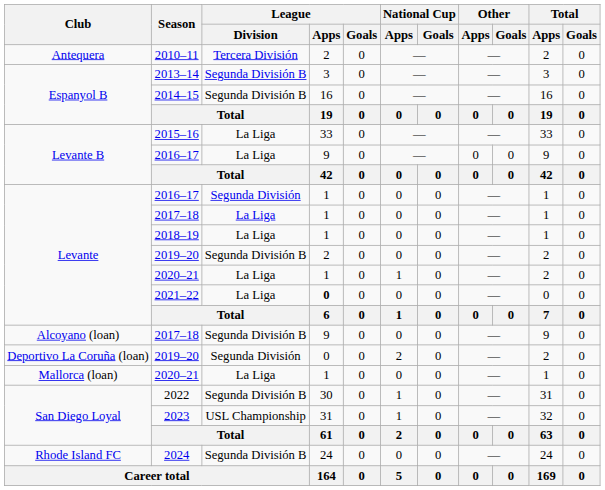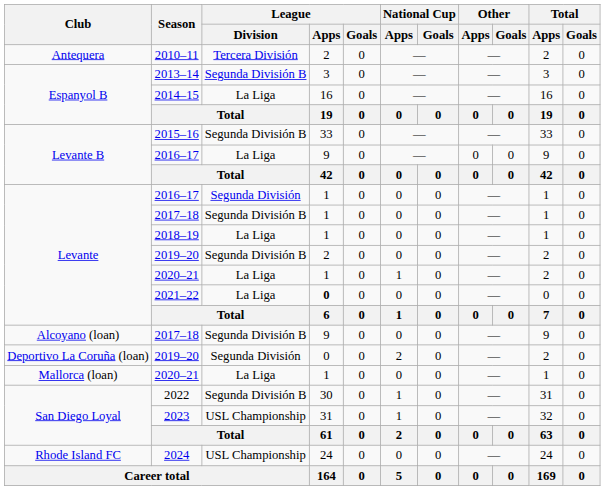(256, 94) Segunda División B -> (256, 94) La Liga
(256, 134) La Liga -> (256, 134) Segunda División B
(256, 214) La Liga -> (256, 214) Segunda División B
(256, 455) Segunda División B -> (256, 455) USL Championship
